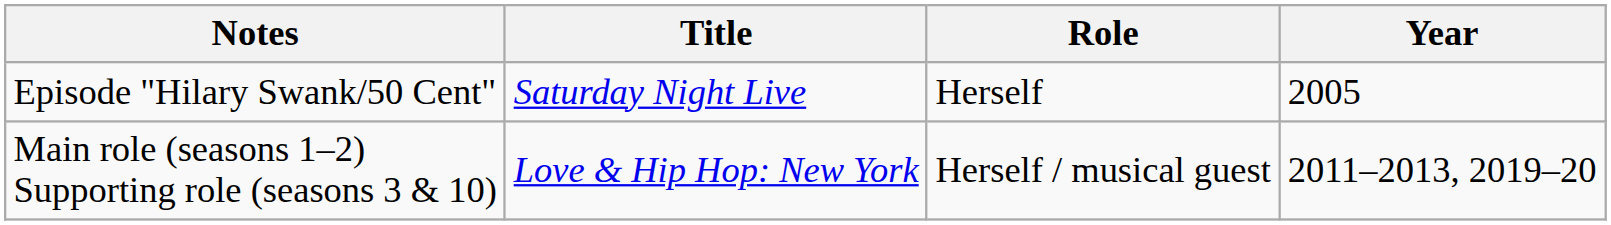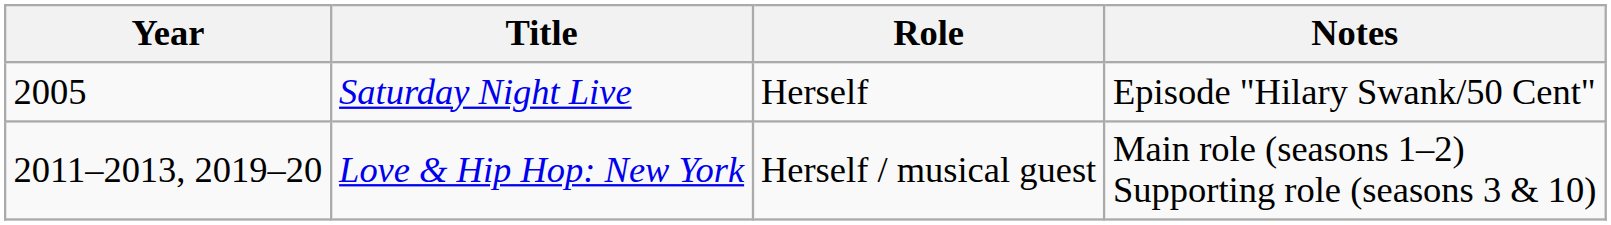columns swapped: (1442, 33) <-> (255, 33)
